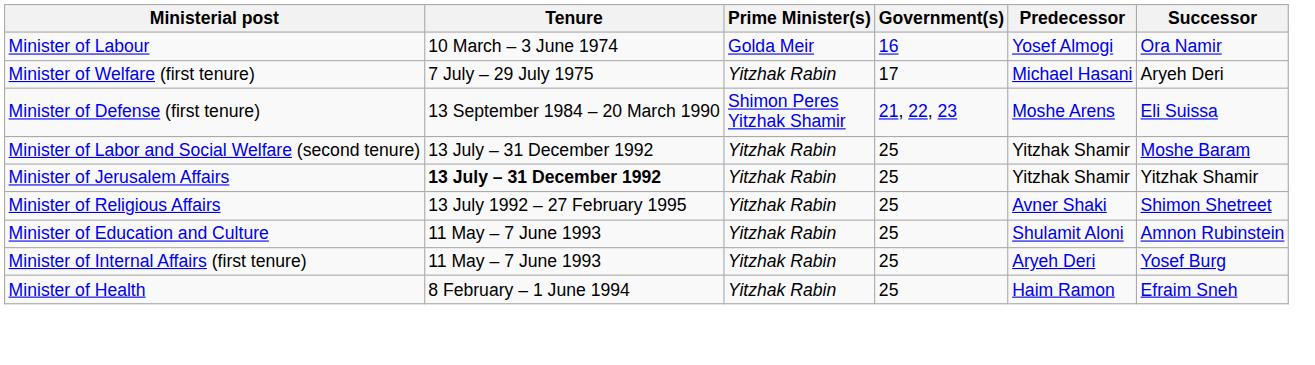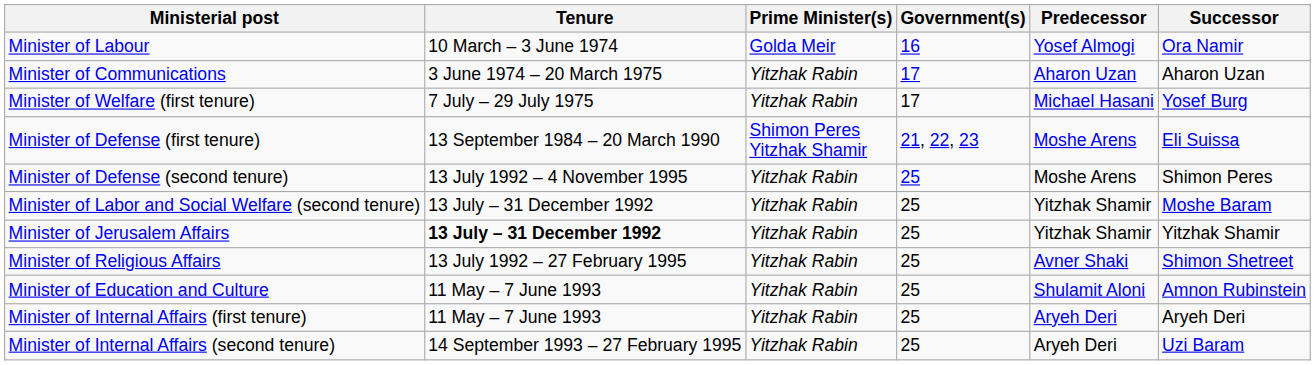+ row: (117, 74)
(1182, 74) Aryeh Deri -> (1205, 102) Yosef Burg
+ row: (149, 177)
(1183, 261) Yosef Burg -> (1204, 317) Aryeh Deri
+ row: (172, 345)
- row: (77, 289)
